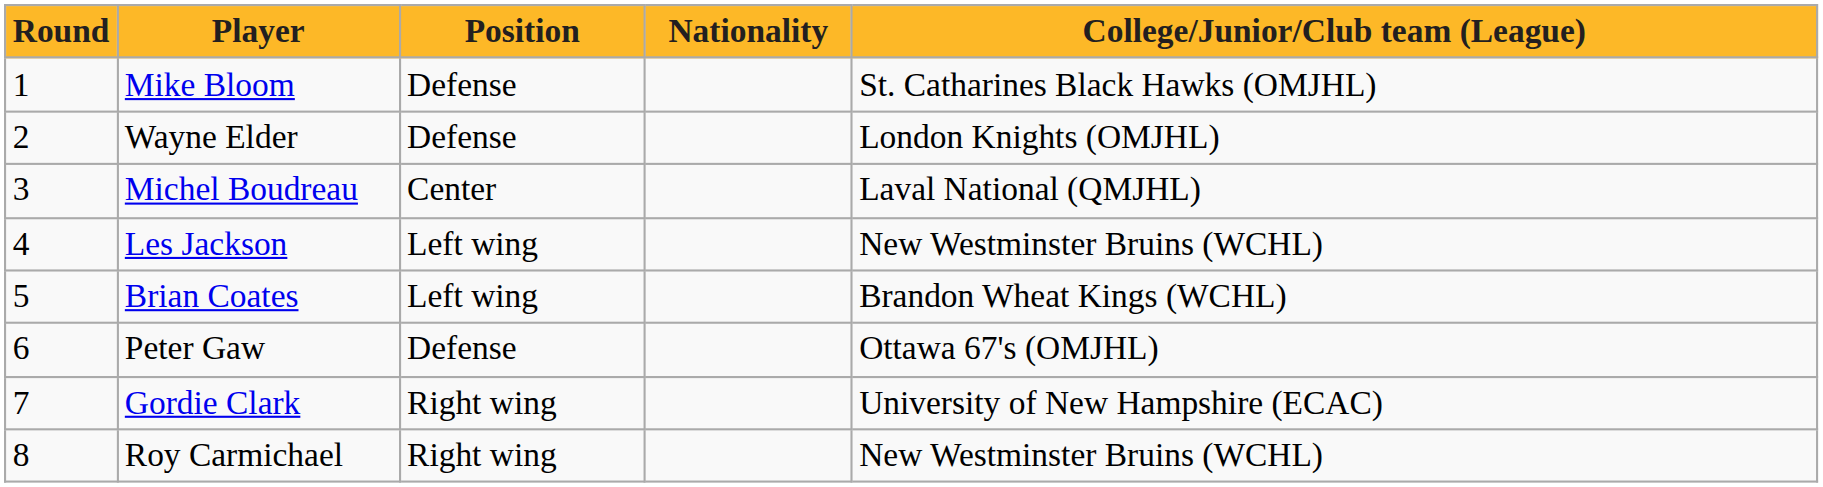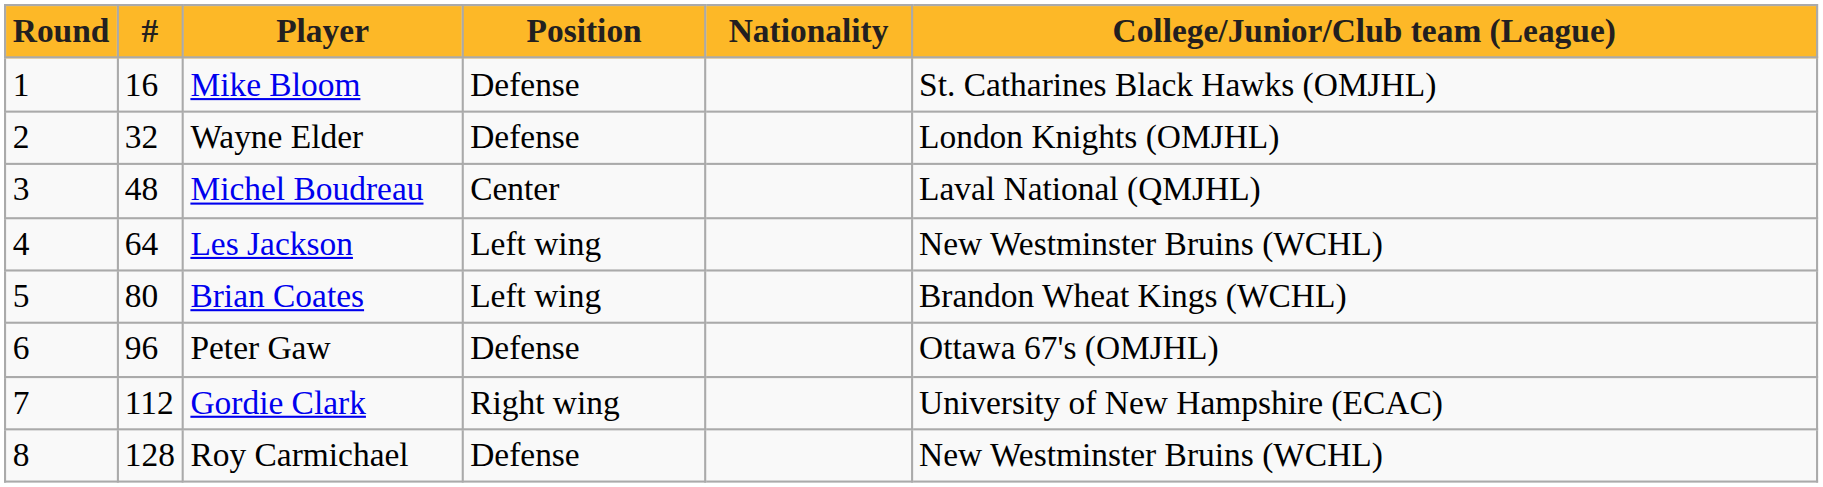+ column: (150, 31)
(482, 455) Right wing -> (525, 455) Defense
